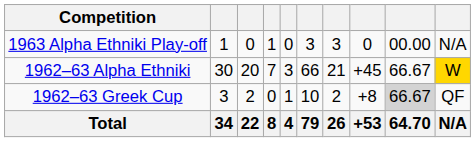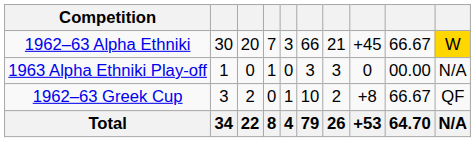rows swapped: (108, 70) <-> (108, 44)
(410, 96) lightgrey background -> (410, 96) no background
